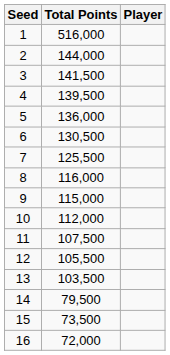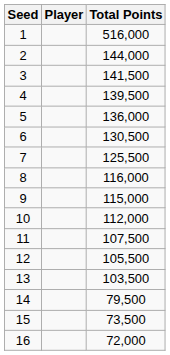columns swapped: (143, 14) <-> (81, 14)
